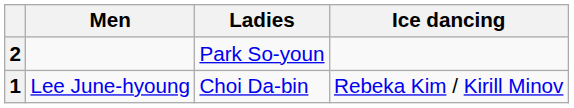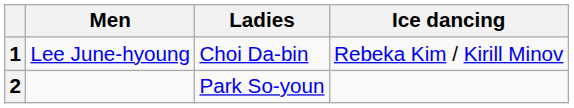rows swapped: (15, 86) <-> (15, 53)
